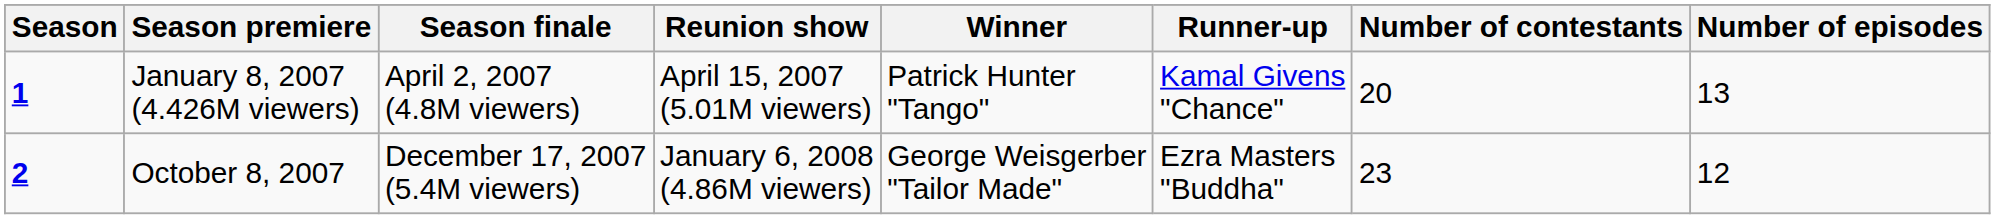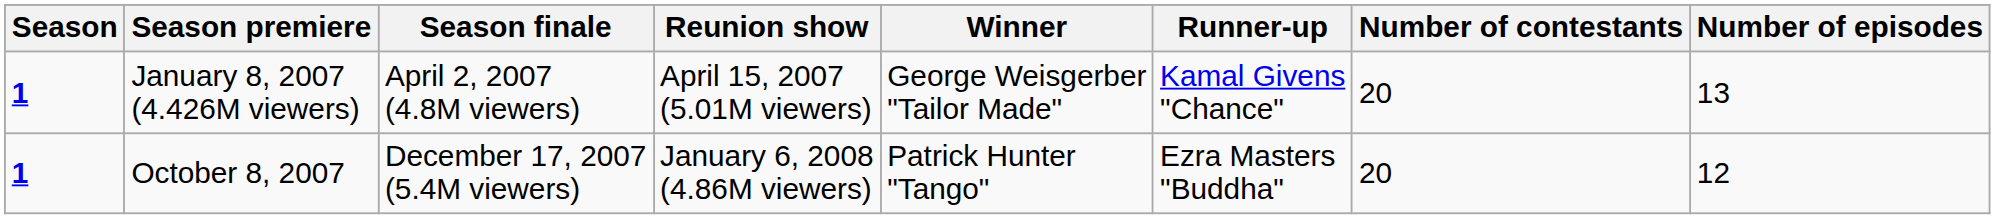(981, 92) Patrick Hunter "Tango" -> (1017, 92) George Weisgerber "Tailor Made"
(20, 172) 2 -> (20, 172) 1
(1017, 172) George Weisgerber "Tailor Made" -> (981, 172) Patrick Hunter "Tango"
(1376, 172) 23 -> (1376, 172) 20
